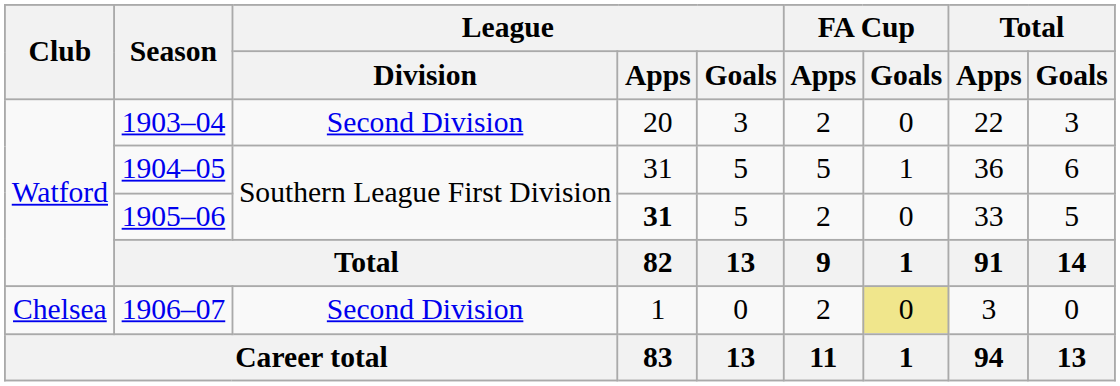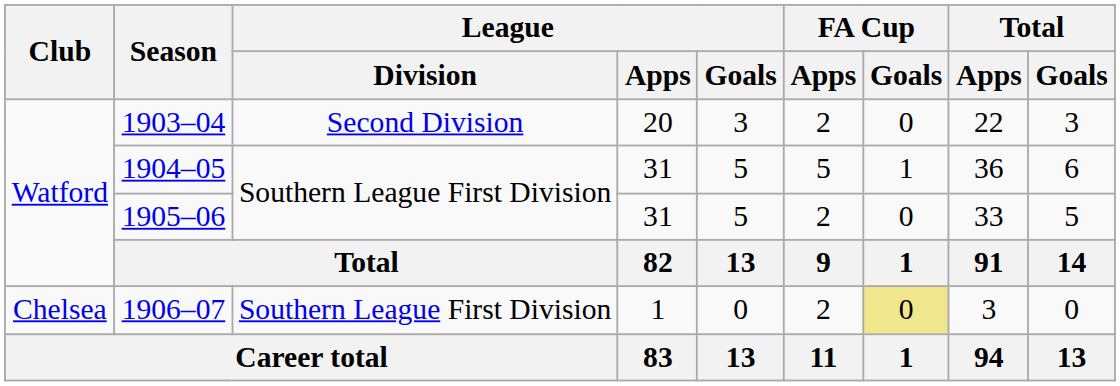(658, 215) bold -> (658, 215) normal
(425, 309) Second Division -> (425, 309) Southern League First Division
